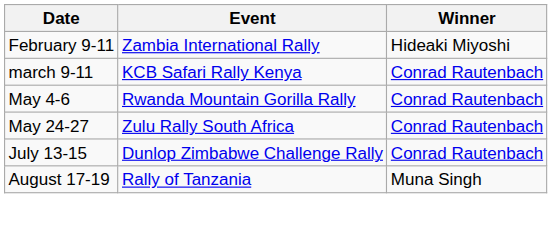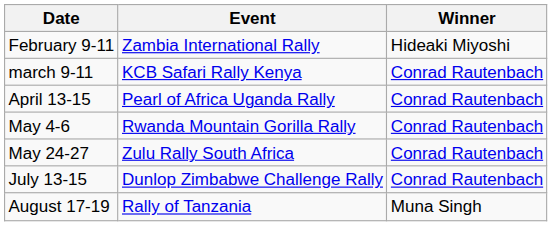+ row: (50, 99)
